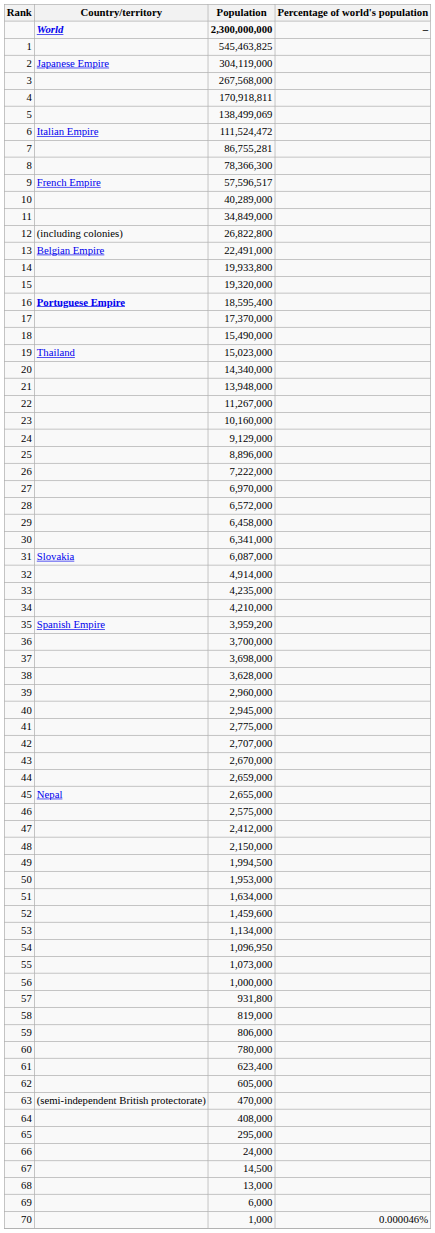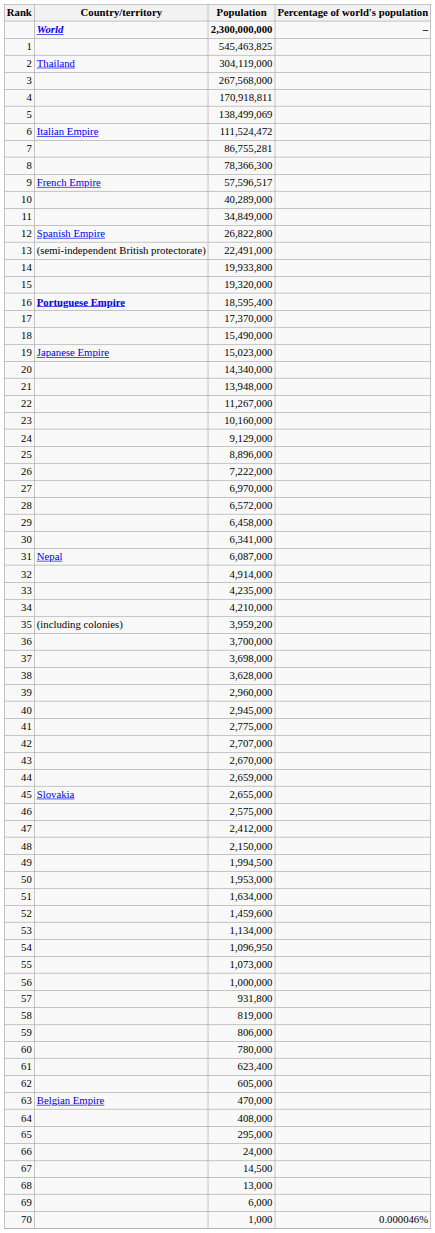(73, 64) Japanese Empire -> (56, 64) Thailand
(80, 234) (including colonies) -> (71, 234) Spanish Empire
(71, 251) Belgian Empire -> (121, 251) (semi-independent British protectorate)
(56, 353) Thailand -> (73, 353) Japanese Empire
(56, 557) Slovakia -> (50, 557) Nepal
(71, 625) Spanish Empire -> (80, 625) (including colonies)
(50, 795) Nepal -> (56, 795) Slovakia
(121, 1101) (semi-independent British protectorate) -> (71, 1101) Belgian Empire
